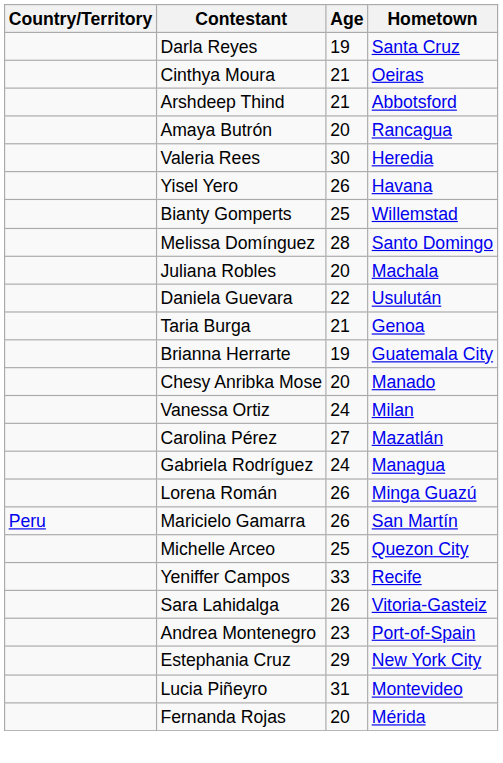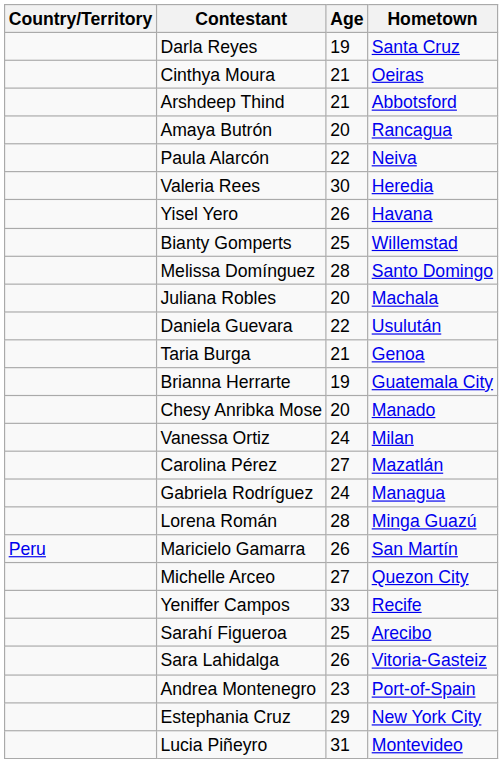+ row: (215, 158)
(340, 493) 26 -> (340, 521) 28
(340, 549) 25 -> (340, 577) 27
+ row: (224, 633)
- row: (223, 717)
